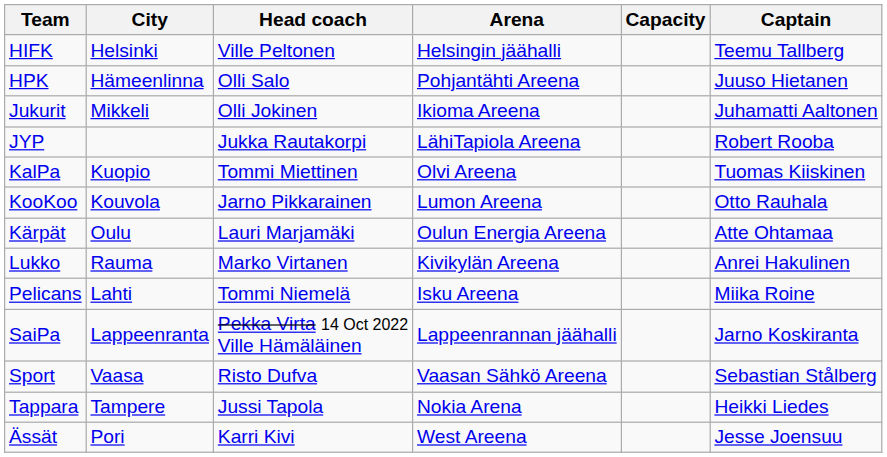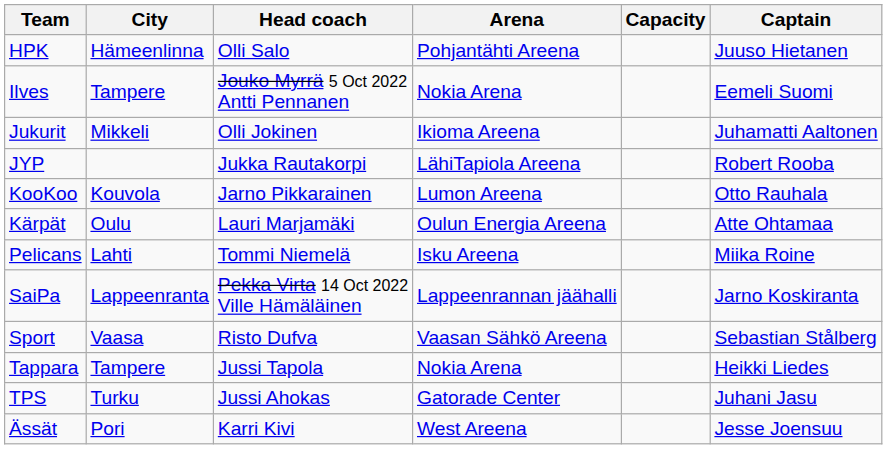- row: (31, 50)
+ row: (29, 91)
- row: (35, 171)
- row: (35, 263)
+ row: (28, 397)
